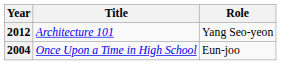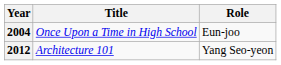rows swapped: (19, 50) <-> (19, 32)
